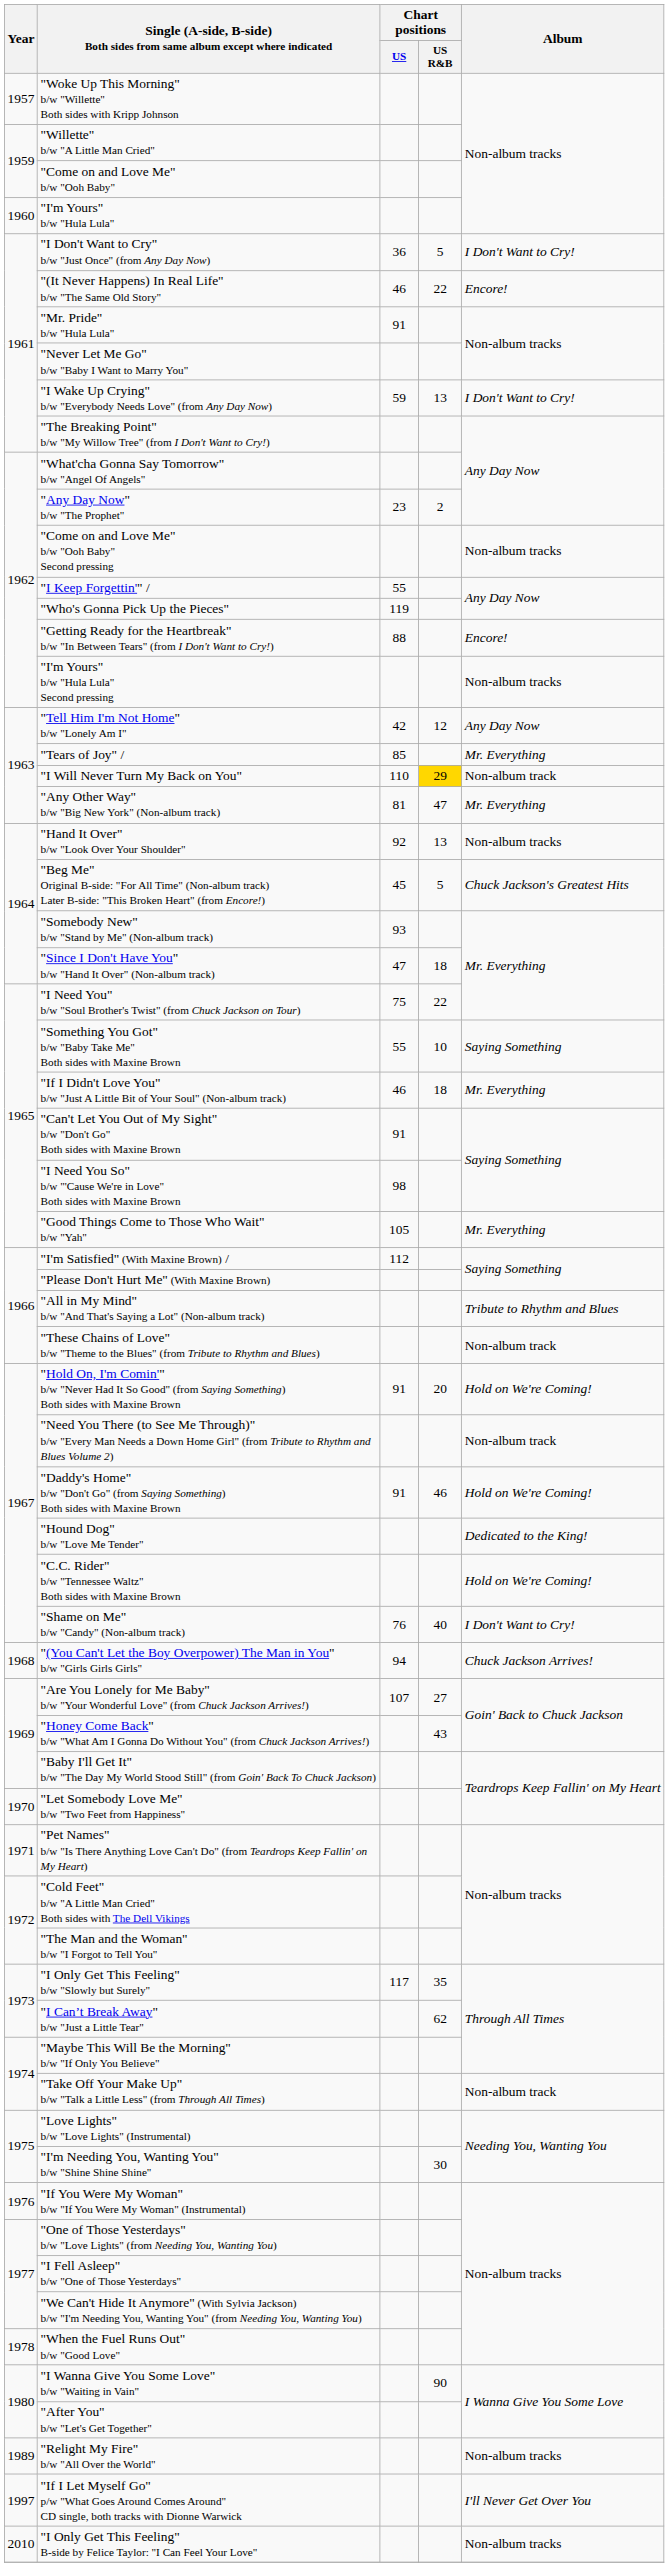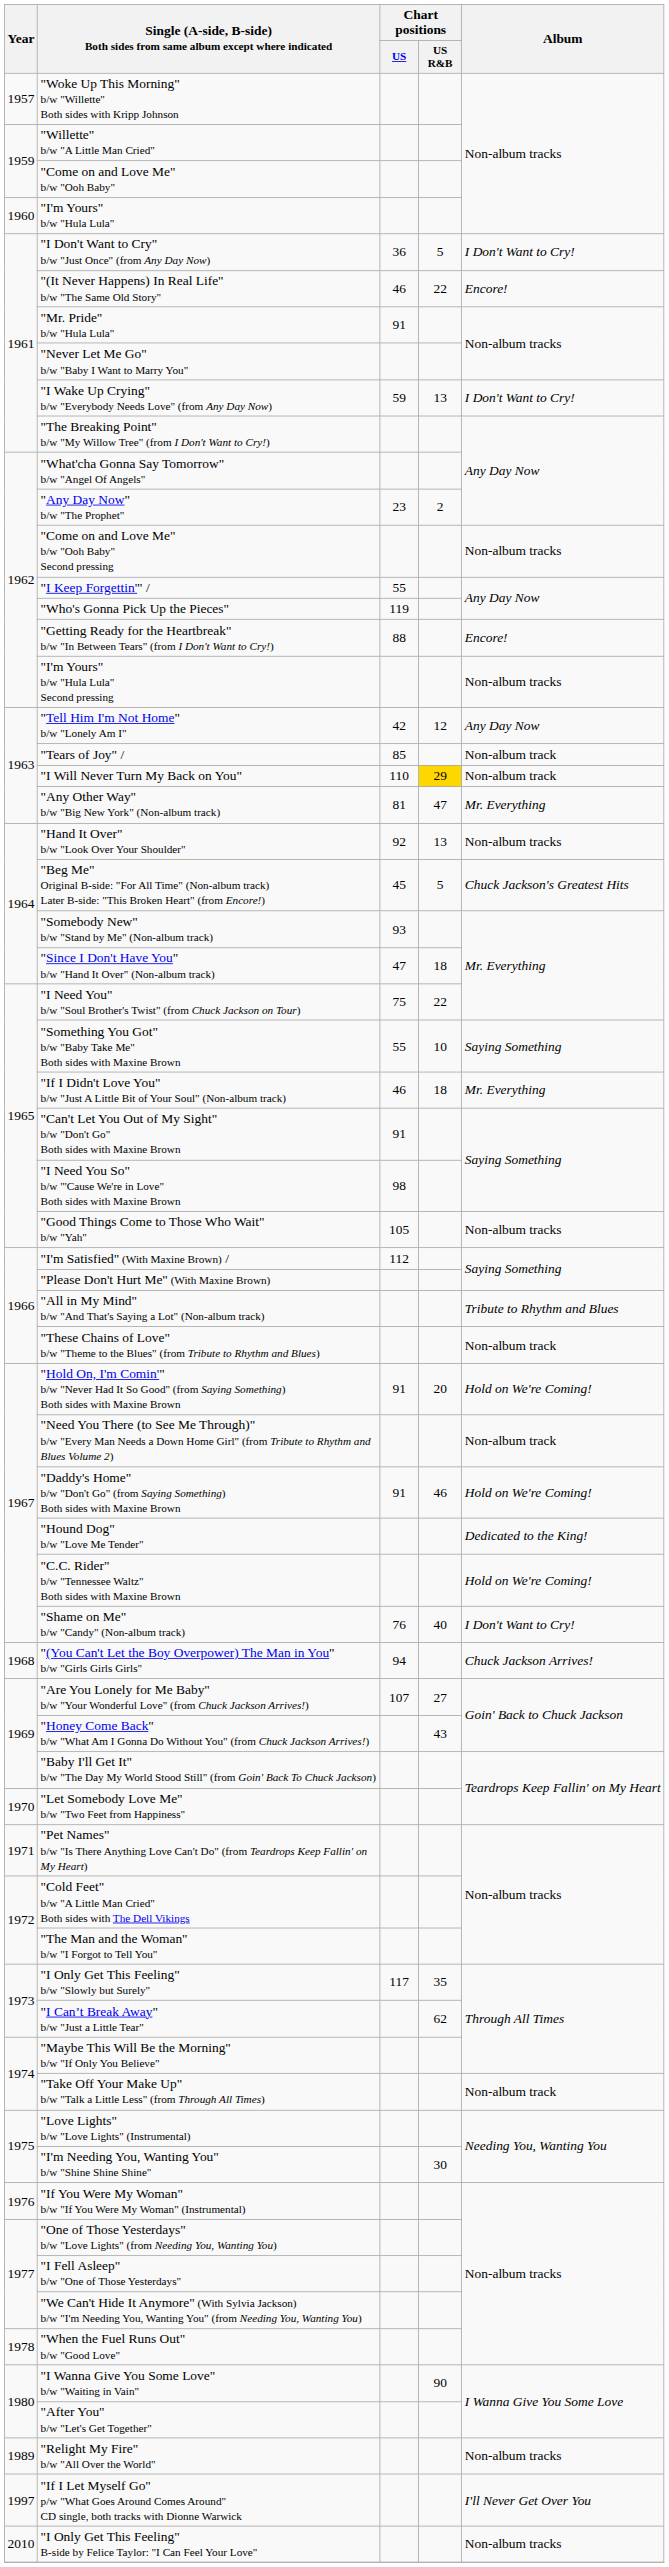(505, 754) Mr. Everything -> (511, 754) Non-album track
(505, 1229) Mr. Everything -> (513, 1229) Non-album tracks
